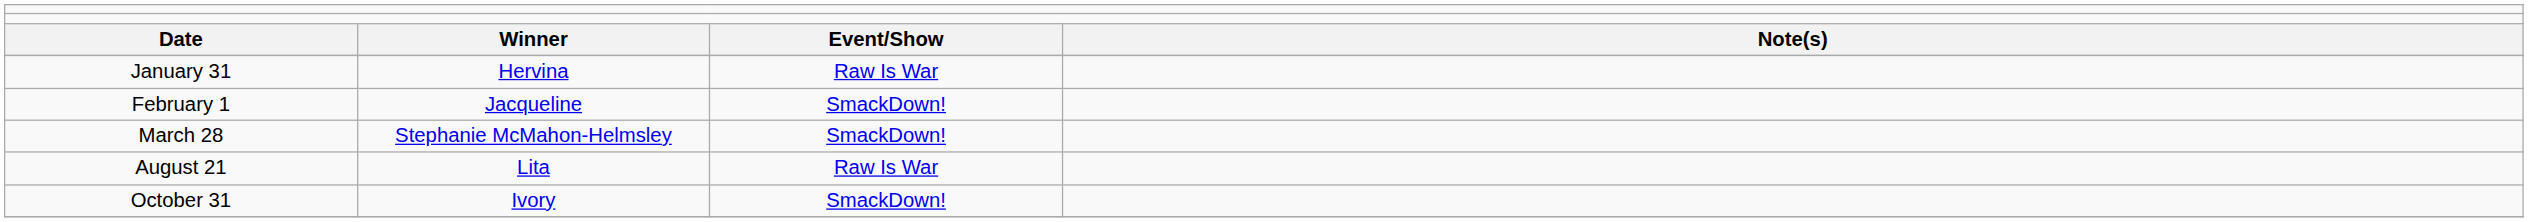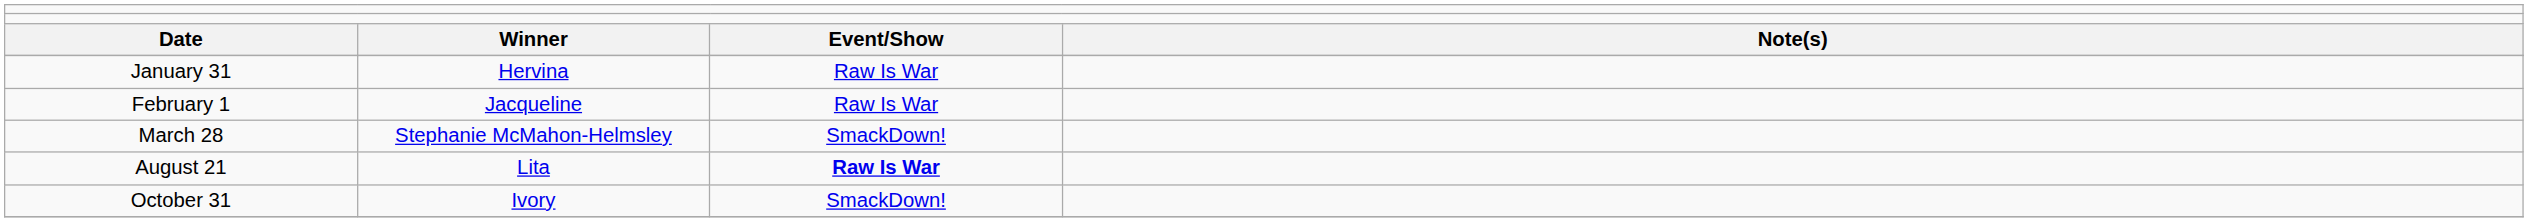(886, 103) SmackDown! -> (886, 103) Raw Is War
(886, 168) normal -> (886, 168) bold
